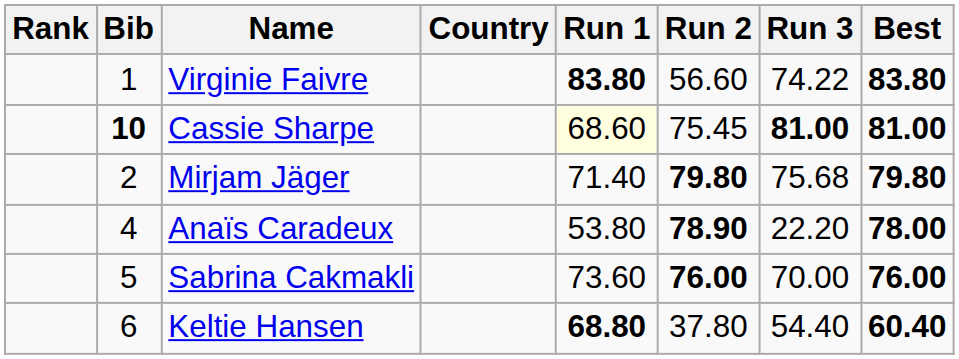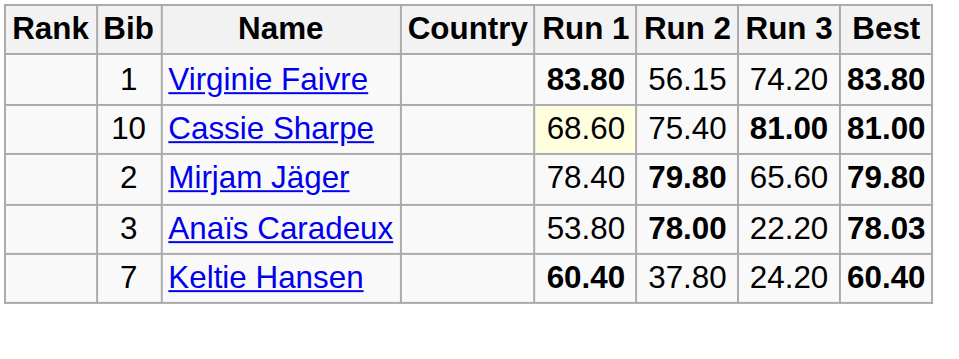(708, 79) 56.60 -> (687, 79) 56.15
(810, 79) 74.22 -> (789, 79) 74.20
(129, 128) bold -> (129, 128) normal
(708, 128) 75.45 -> (687, 128) 75.40
(607, 178) 71.40 -> (586, 178) 78.40
(810, 178) 75.68 -> (789, 178) 65.60
(129, 228) 4 -> (129, 228) 3
(708, 228) 78.90 -> (687, 228) 78.00
(907, 228) 78.00 -> (886, 228) 78.03
- row: (291, 278)
(129, 327) 6 -> (129, 278) 7
(607, 327) 68.80 -> (586, 278) 60.40
(810, 327) 54.40 -> (789, 278) 24.20
